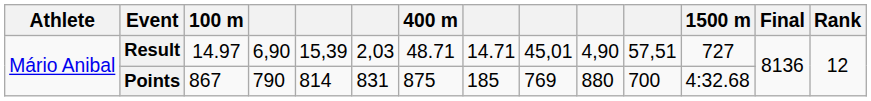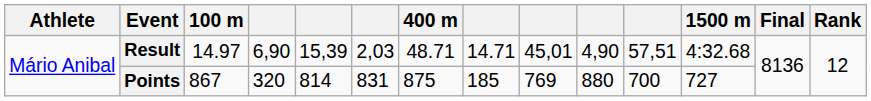(718, 51) 727 -> (718, 51) 4:32.68
(269, 81) 790 -> (269, 81) 320
(718, 81) 4:32.68 -> (702, 81) 727
